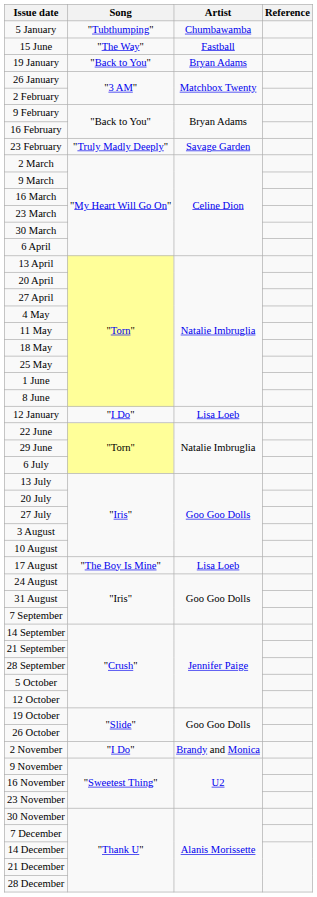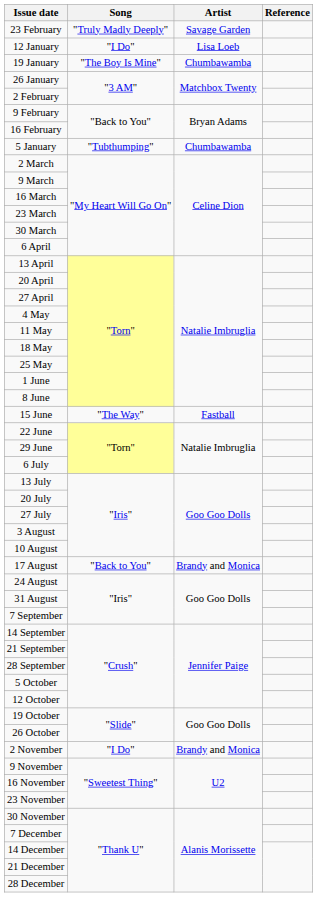rows swapped: (36, 29) <-> (36, 146)
rows swapped: (36, 414) <-> (36, 46)
(121, 63) "Back to You" -> (121, 63) "The Boy Is Mine"
(218, 63) Bryan Adams -> (218, 63) Chumbawamba
(121, 565) "The Boy Is Mine" -> (121, 565) "Back to You"
(218, 565) Lisa Loeb -> (218, 565) Brandy and Monica
